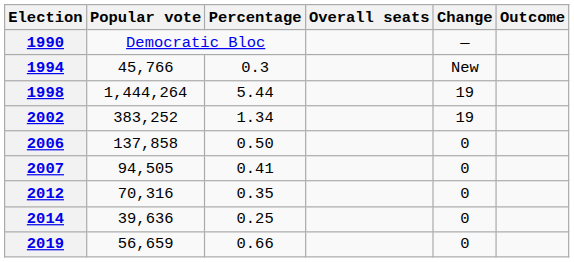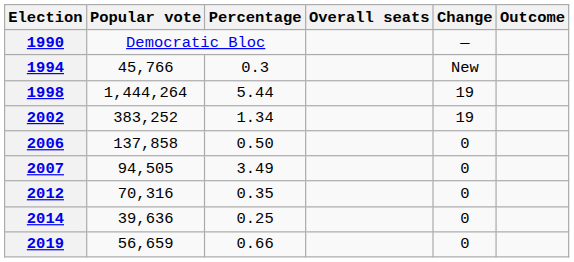(255, 168) 0.41 -> (255, 168) 3.49
